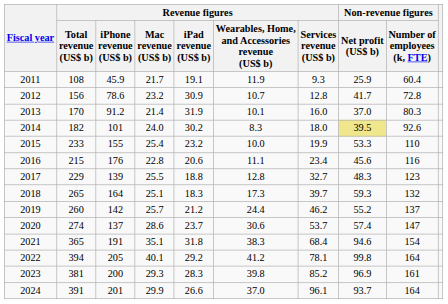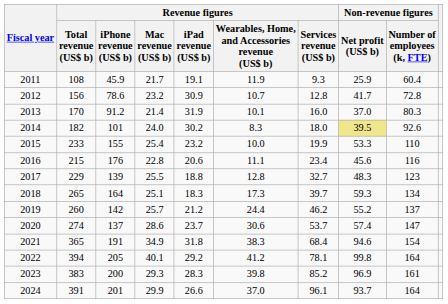(412, 193) 132 -> (412, 193) 134
(155, 242) 35.1 -> (155, 242) 34.9
(76, 274) 381 -> (76, 274) 383
